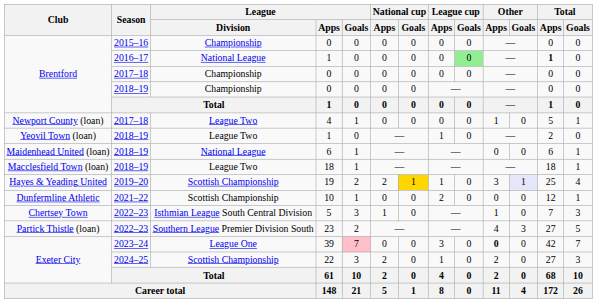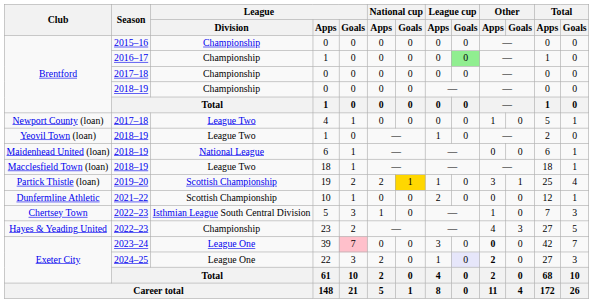(233, 58) National League -> (232, 58) Championship
(551, 58) bold -> (547, 58) normal
(58, 182) Hayes & Yeading United -> (58, 182) Partick Thistle (loan)
(523, 182) lavender background -> (520, 182) no background
(58, 228) Partick Thistle (loan) -> (58, 228) Hayes & Yeading United
(233, 228) Southern League Premier Division South -> (232, 228) Championship
(233, 259) Scottish Championship -> (232, 259) League One
(469, 259) no background -> (466, 259) lavender background
(496, 259) normal -> (493, 259) bold
